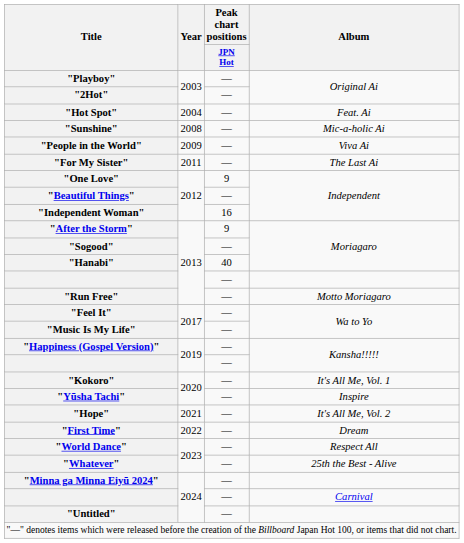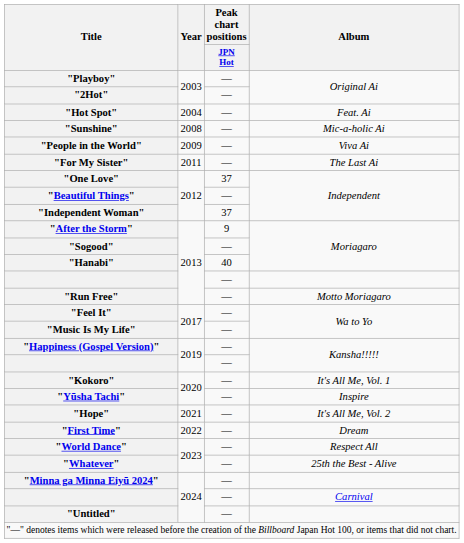(227, 179) 9 -> (227, 179) 37
(227, 212) 16 -> (227, 212) 37
